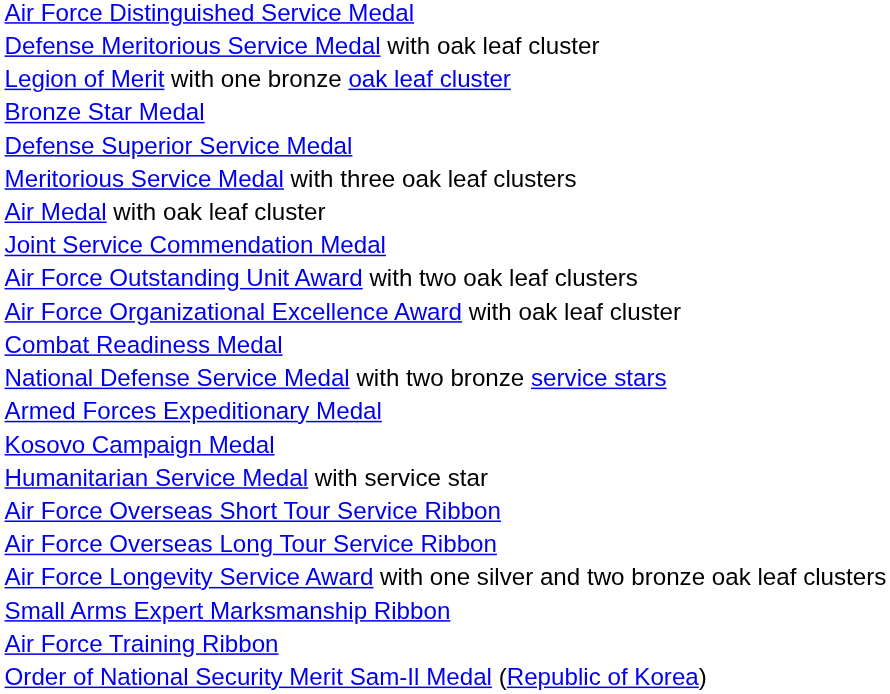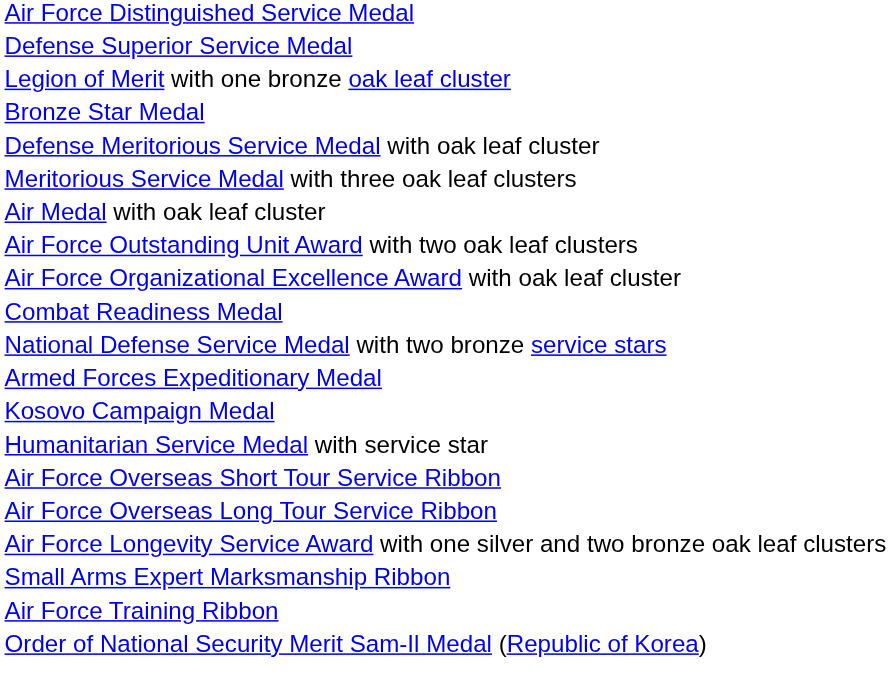rows swapped: (178, 145) <-> (302, 46)
- row: (195, 245)
